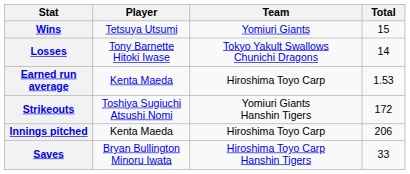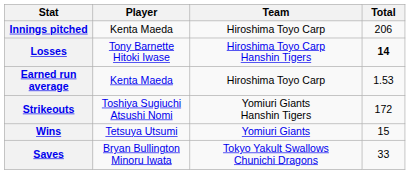rows swapped: (49, 29) <-> (49, 132)
(276, 52) Tokyo Yakult Swallows Chunichi Dragons -> (276, 52) Hiroshima Toyo Carp Hanshin Tigers
(383, 52) normal -> (383, 52) bold
(276, 154) Hiroshima Toyo Carp Hanshin Tigers -> (276, 154) Tokyo Yakult Swallows Chunichi Dragons
